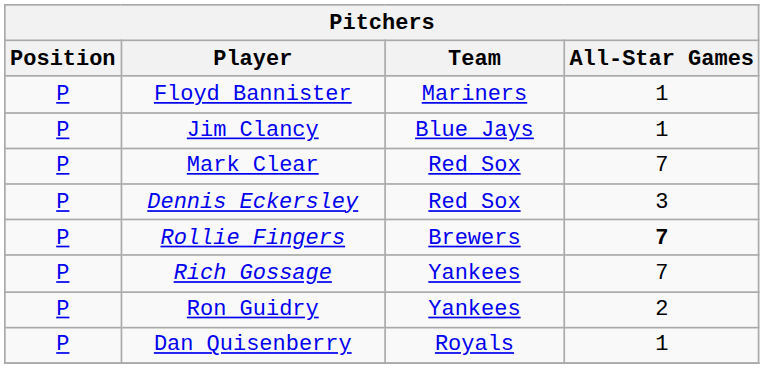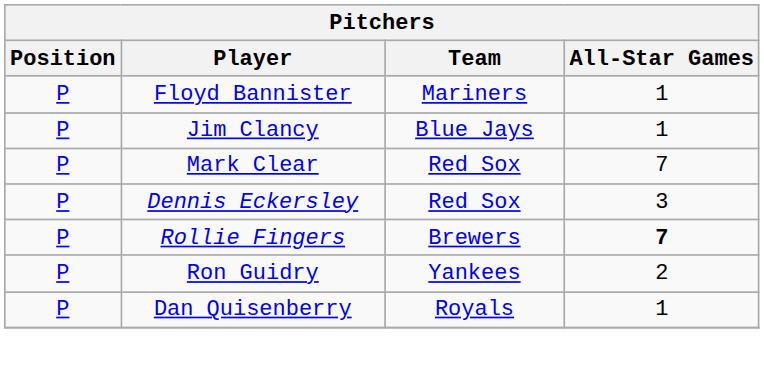- row: (253, 273)
